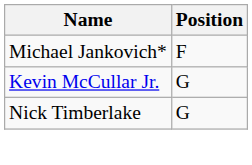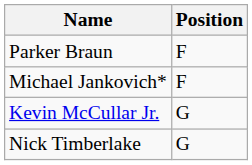+ row: (61, 50)
